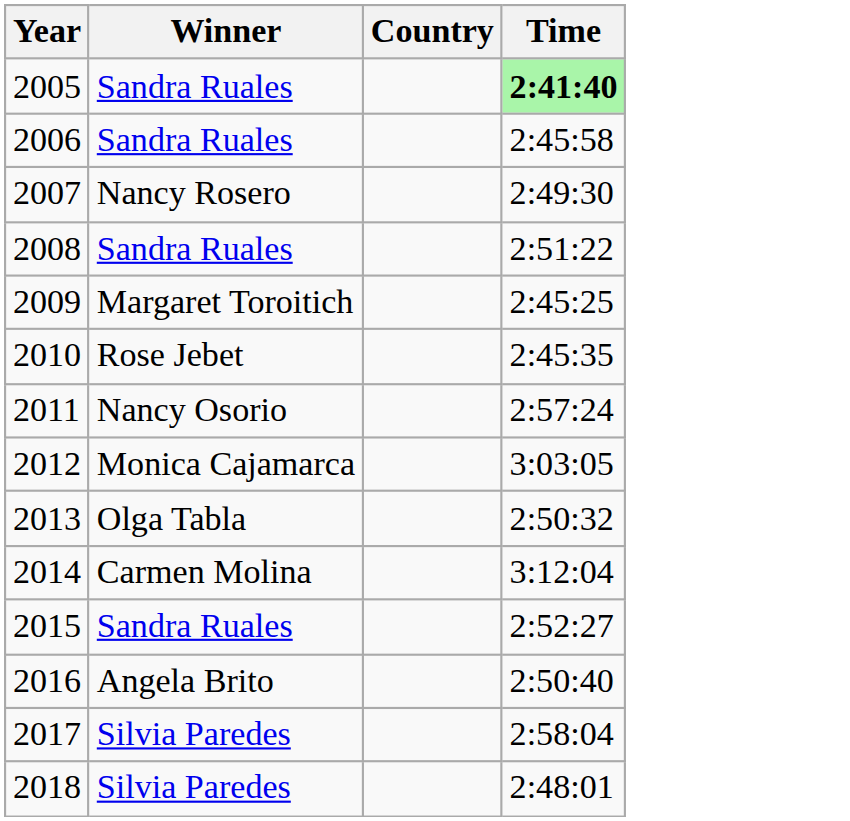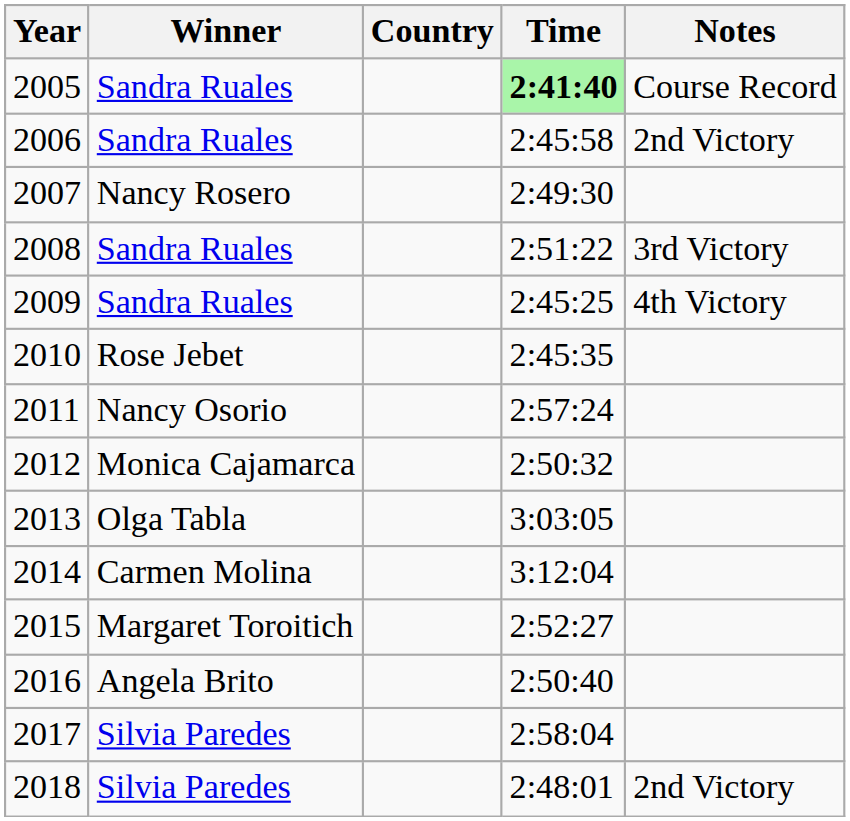+ column: (735, 31)
(225, 301) Margaret Toroitich -> (195, 301) Sandra Ruales
(562, 463) 3:03:05 -> (562, 463) 2:50:32
(562, 517) 2:50:32 -> (562, 517) 3:03:05
(195, 626) Sandra Ruales -> (225, 626) Margaret Toroitich
